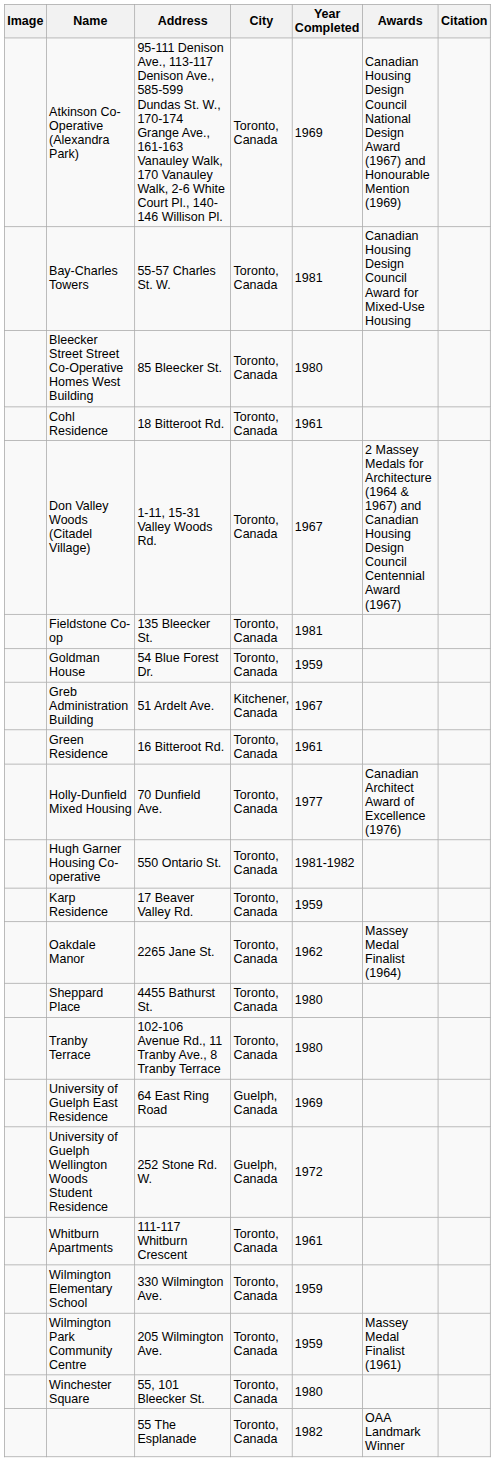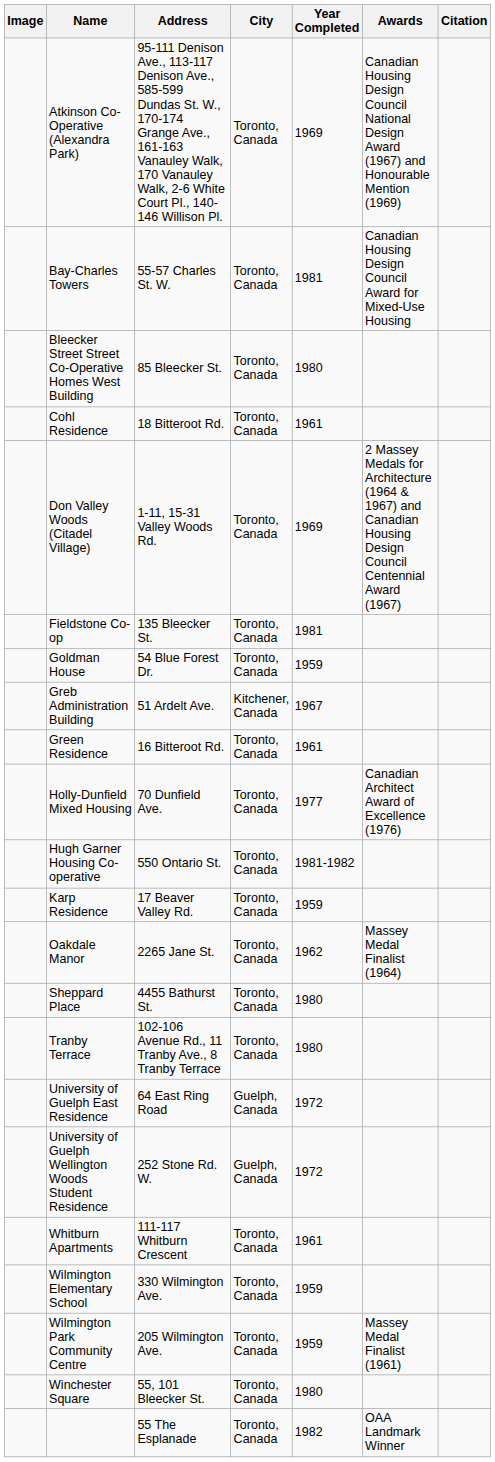(309, 527) 1967 -> (309, 527) 1969
(309, 1103) 1969 -> (309, 1103) 1972
